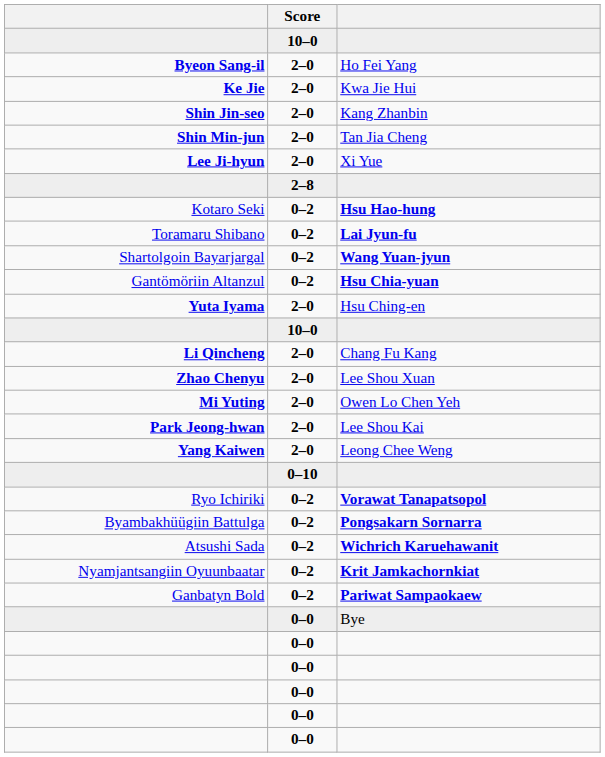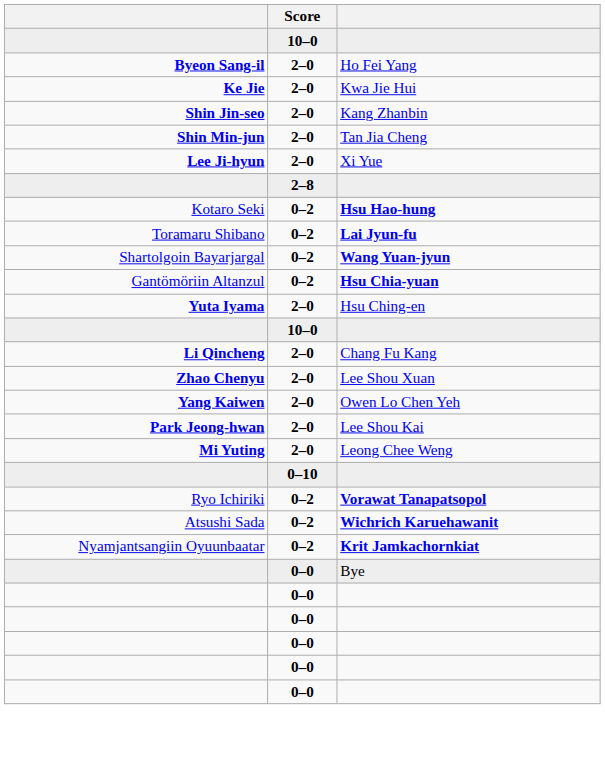(232, 402) Mi Yuting -> (221, 402) Yang Kaiwen
(221, 450) Yang Kaiwen -> (232, 450) Mi Yuting
- row: (302, 522)
- row: (302, 595)
